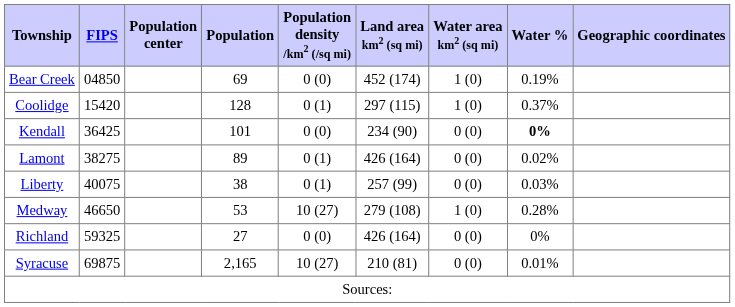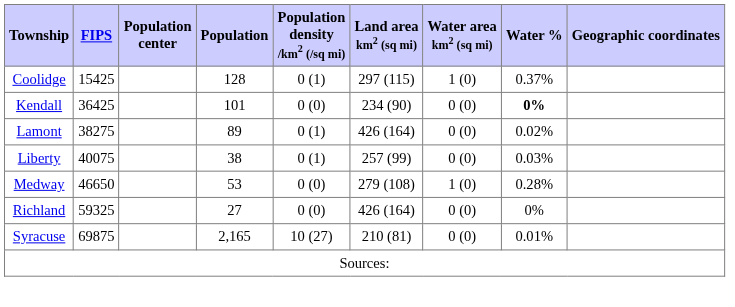- row: (42, 79)
(102, 105) 15420 -> (96, 79) 15425
(317, 210) 10 (27) -> (311, 184) 0 (0)
